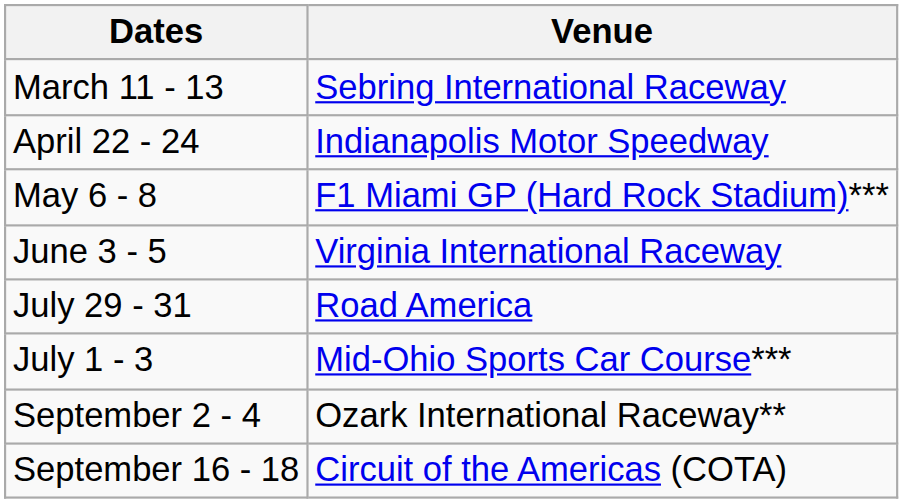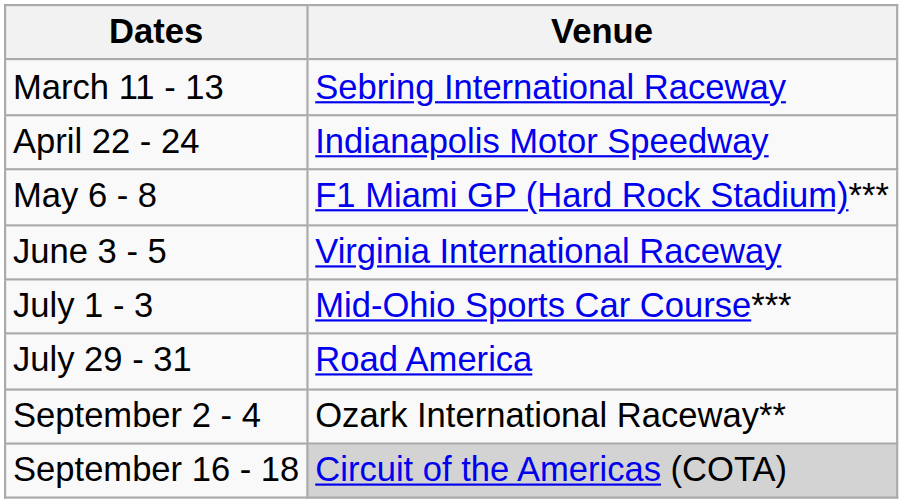rows swapped: (83, 360) <-> (102, 305)
(551, 470) no background -> (551, 470) lightgrey background
